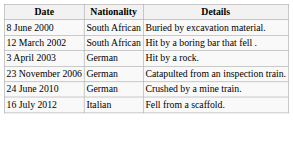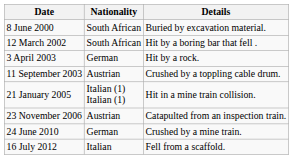+ row: (44, 74)
+ row: (39, 95)
(102, 74) German -> (103, 116) Austrian
